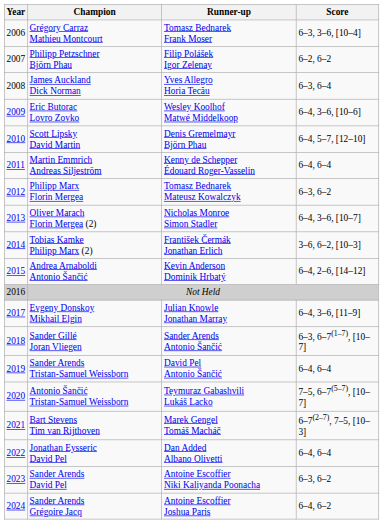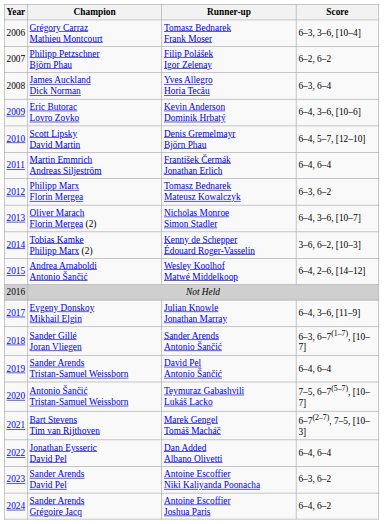(201, 113) Wesley Koolhof Matwé Middelkoop -> (195, 113) Kevin Anderson Dominik Hrbatý
(209, 166) Kenny de Schepper Édouard Roger-Vasselin -> (197, 166) František Čermák Jonathan Erlich
(197, 245) František Čermák Jonathan Erlich -> (209, 245) Kenny de Schepper Édouard Roger-Vasselin
(195, 271) Kevin Anderson Dominik Hrbatý -> (201, 271) Wesley Koolhof Matwé Middelkoop
